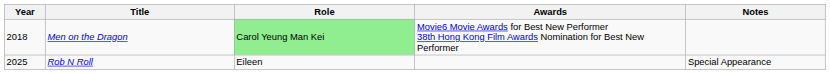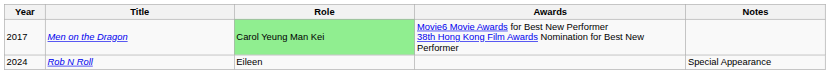(17, 37) 2018 -> (17, 37) 2017
(17, 62) 2025 -> (17, 62) 2024
